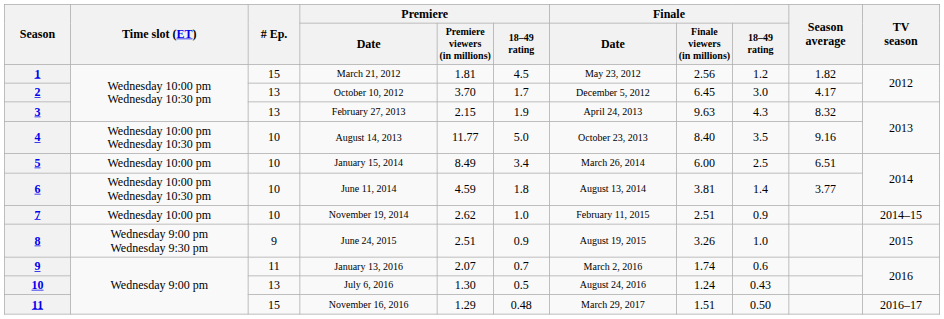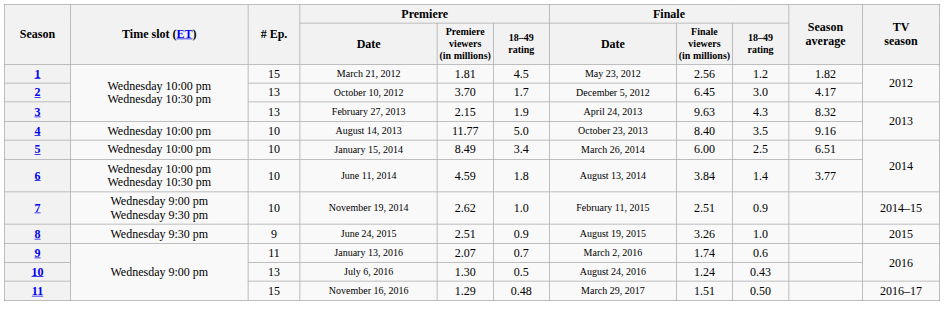(159, 137) Wednesday 10:00 pm Wednesday 10:30 pm -> (159, 130) Wednesday 10:00 pm
(704, 189) 3.81 -> (704, 175) 3.84
(159, 214) Wednesday 10:00 pm -> (159, 208) Wednesday 9:00 pm Wednesday 9:30 pm
(159, 240) Wednesday 9:00 pm Wednesday 9:30 pm -> (159, 234) Wednesday 9:30 pm
